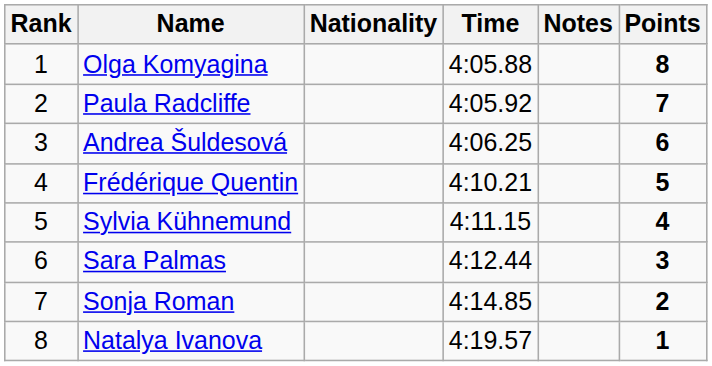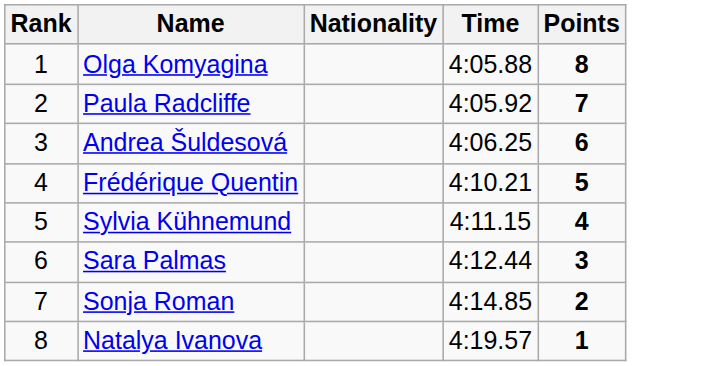- column: (578, 24)
